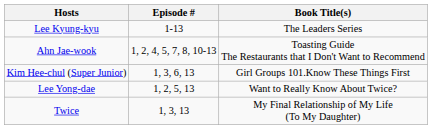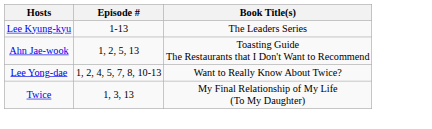(174, 50) 1, 2, 4, 5, 7, 8, 10-13 -> (119, 50) 1, 2, 5, 13
- row: (67, 72)
(174, 89) 1, 2, 5, 13 -> (119, 72) 1, 2, 4, 5, 7, 8, 10-13
